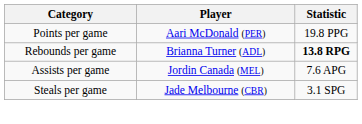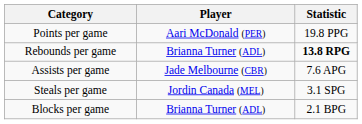(216, 71) Jordin Canada (MEL) -> (216, 71) Jade Melbourne (CBR)
(216, 90) Jade Melbourne (CBR) -> (216, 90) Jordin Canada (MEL)
+ row: (70, 109)
